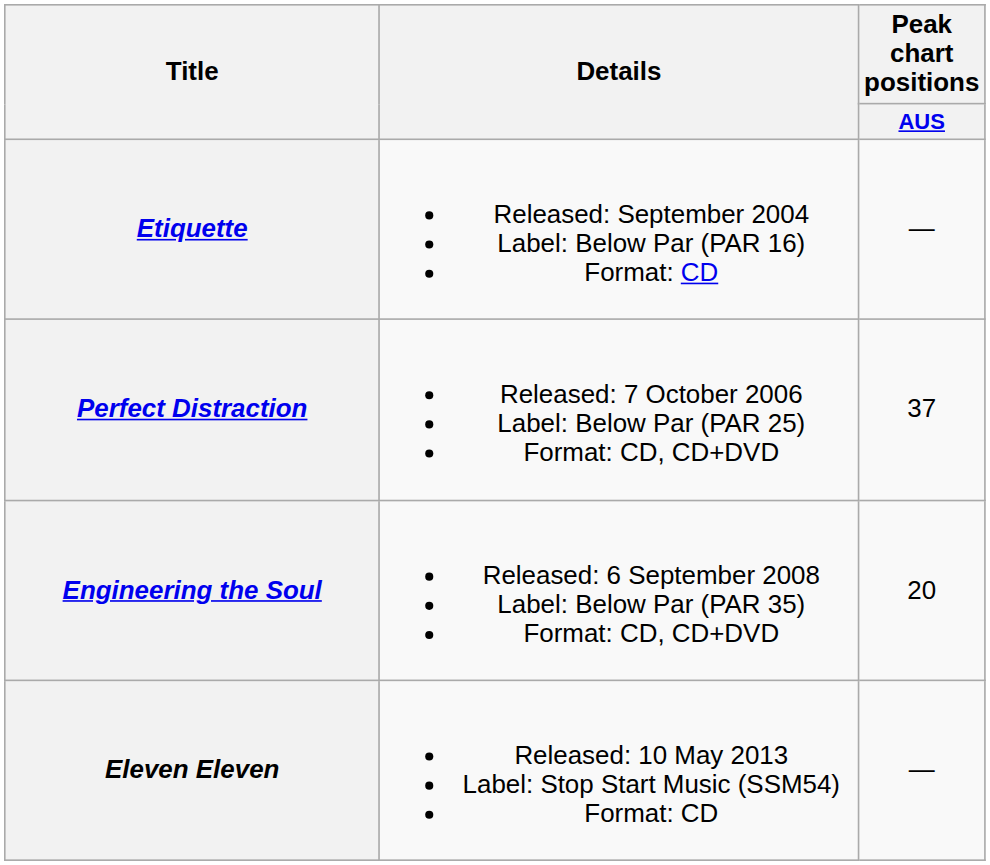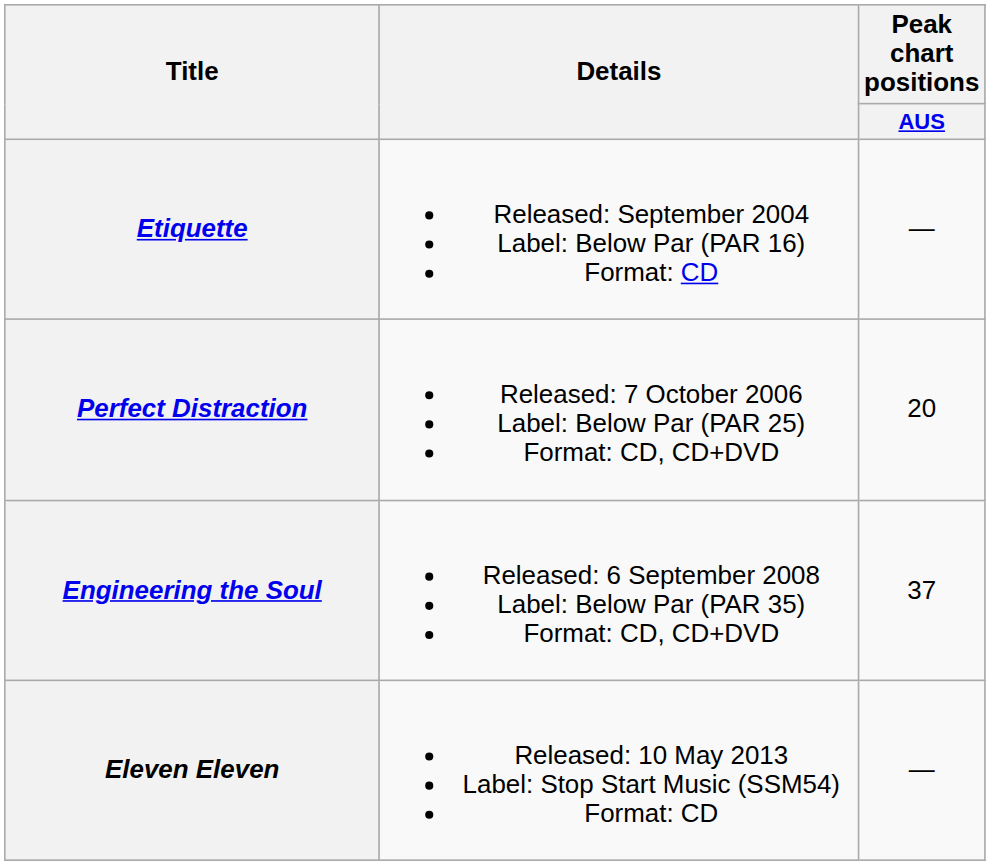(922, 409) 37 -> (922, 409) 20
(922, 589) 20 -> (922, 589) 37
